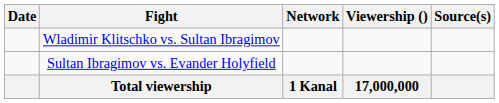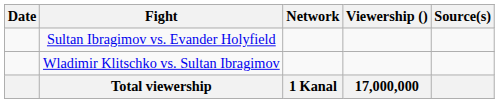rows swapped: (161, 63) <-> (161, 40)
